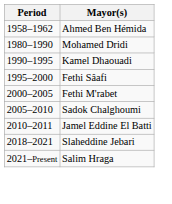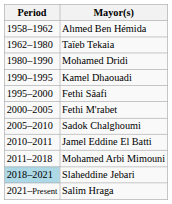+ row: (88, 45)
+ row: (114, 158)
(30, 142) no background -> (30, 175) lightblue background
